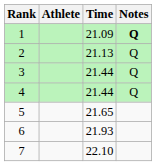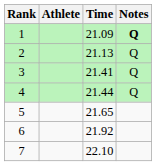(100, 72) 21.44 -> (100, 72) 21.41
(100, 131) 21.93 -> (100, 131) 21.92
